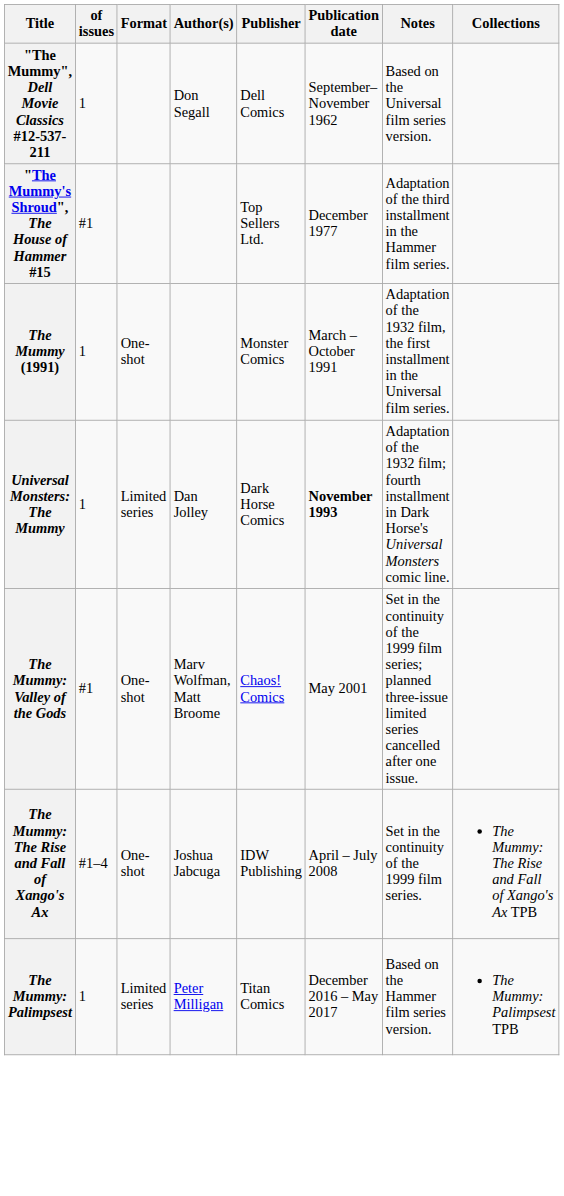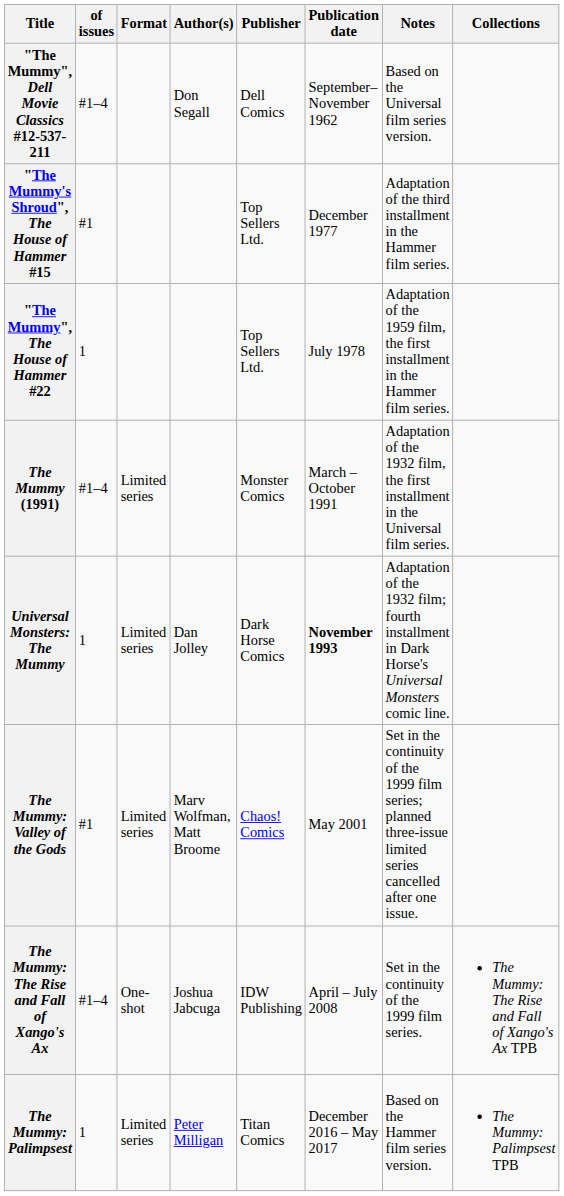(82, 103) 1 -> (93, 103) #1–4
+ row: (40, 351)
(82, 351) 1 -> (93, 487) #1–4
(135, 351) One-shot -> (143, 487) Limited series
(135, 689) One-shot -> (143, 825) Limited series
